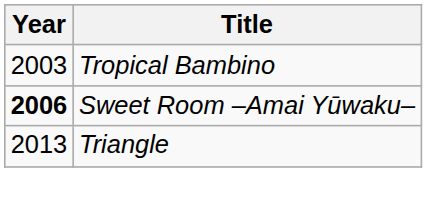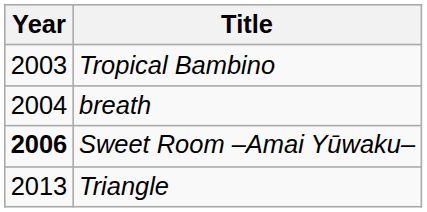+ row: (115, 105)
